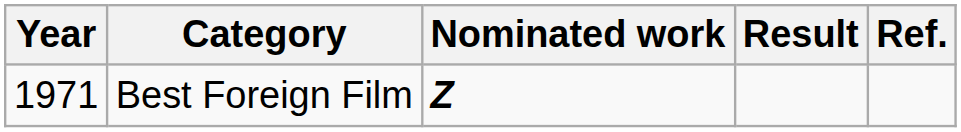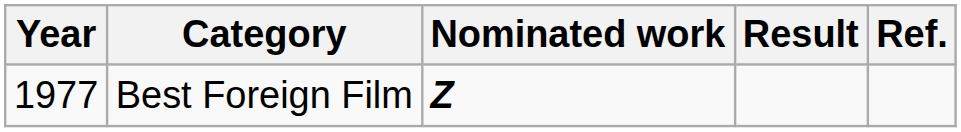(56, 94) 1971 -> (56, 94) 1977
